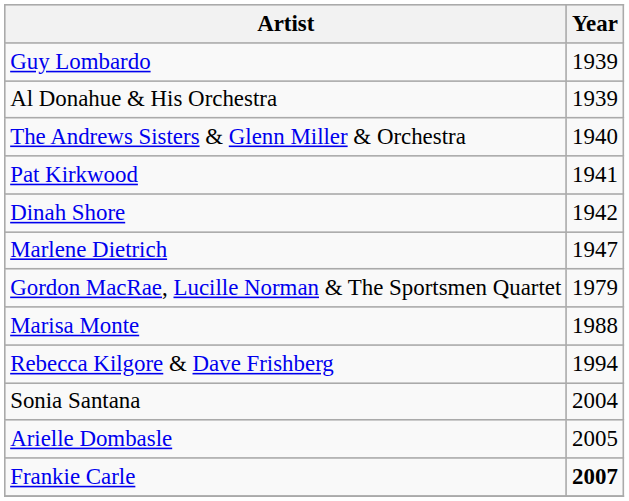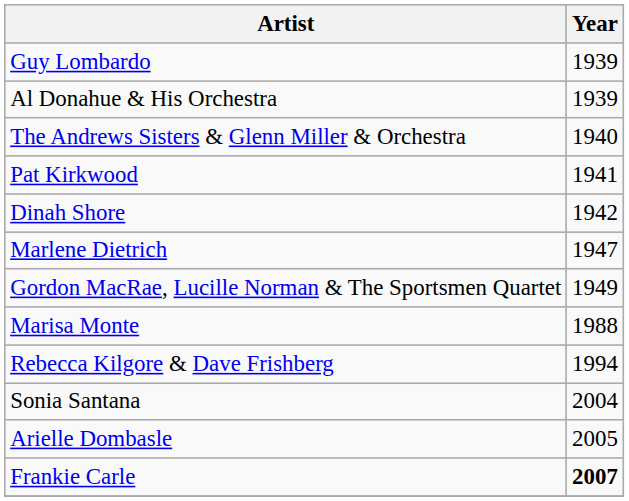(595, 288) 1979 -> (595, 288) 1949
